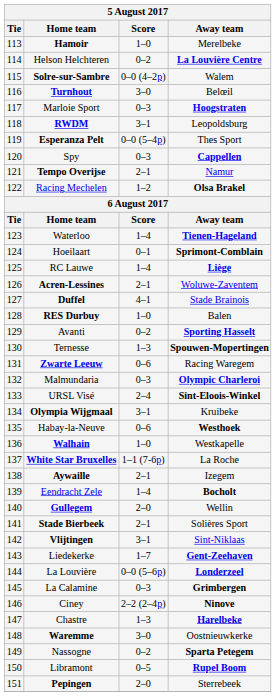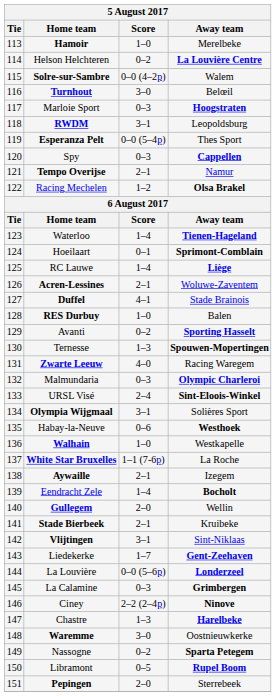(143, 364) 0–6 -> (143, 364) 4–0
(219, 412) Kruibeke -> (219, 412) Solières Sport
(219, 524) Solières Sport -> (219, 524) Kruibeke
